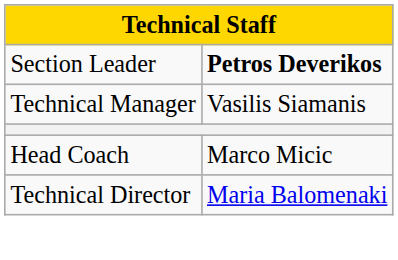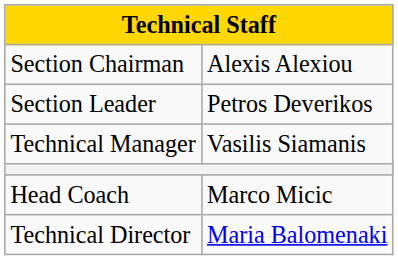+ row: (97, 64)
(294, 64) bold -> (290, 104) normal
